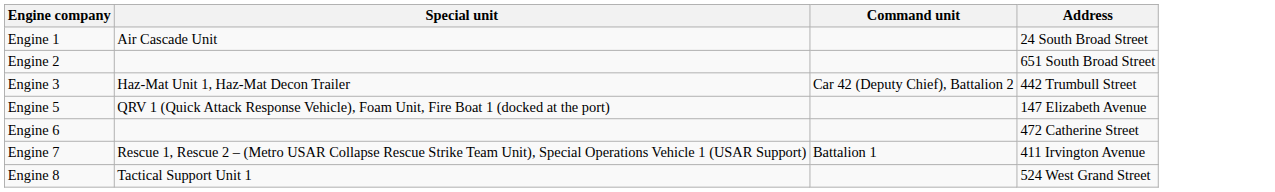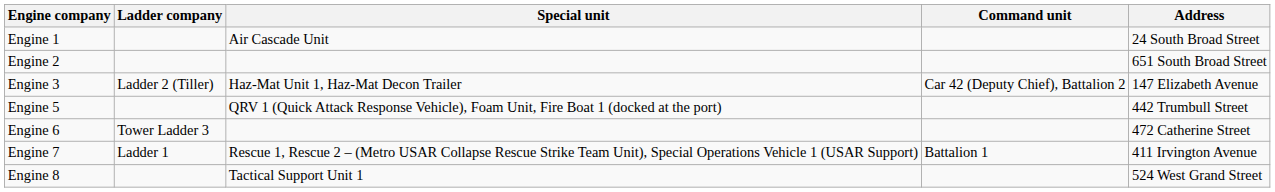+ column: (170, 15)
(1078, 84) 442 Trumbull Street -> (1195, 84) 147 Elizabeth Avenue
(1083, 107) 147 Elizabeth Avenue -> (1190, 107) 442 Trumbull Street
